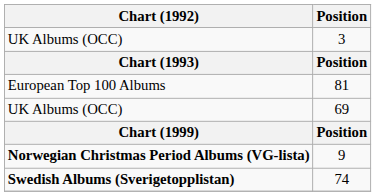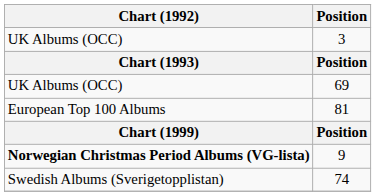rows swapped: (342, 86) <-> (342, 109)
(121, 179) bold -> (116, 179) normal
